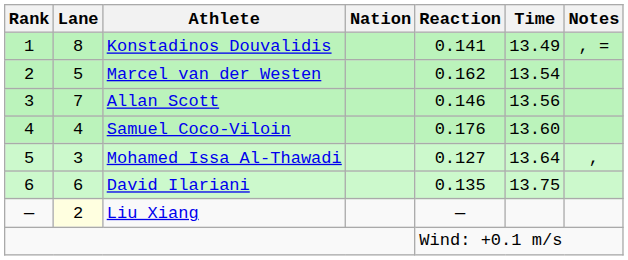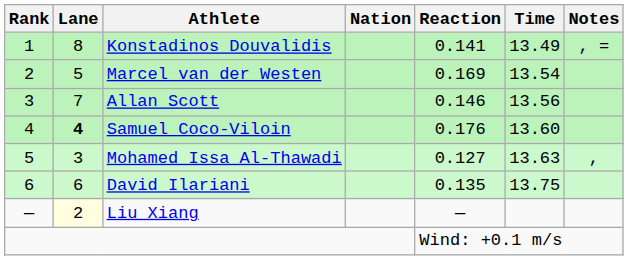(460, 74) 0.162 -> (460, 74) 0.169
(78, 130) normal -> (78, 130) bold
(535, 157) 13.64 -> (535, 157) 13.63
